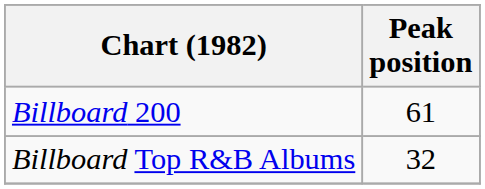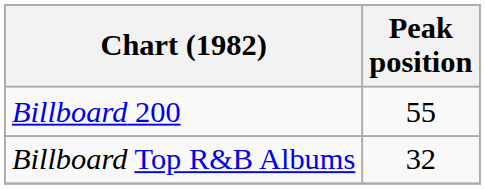(421, 111) 61 -> (421, 111) 55
